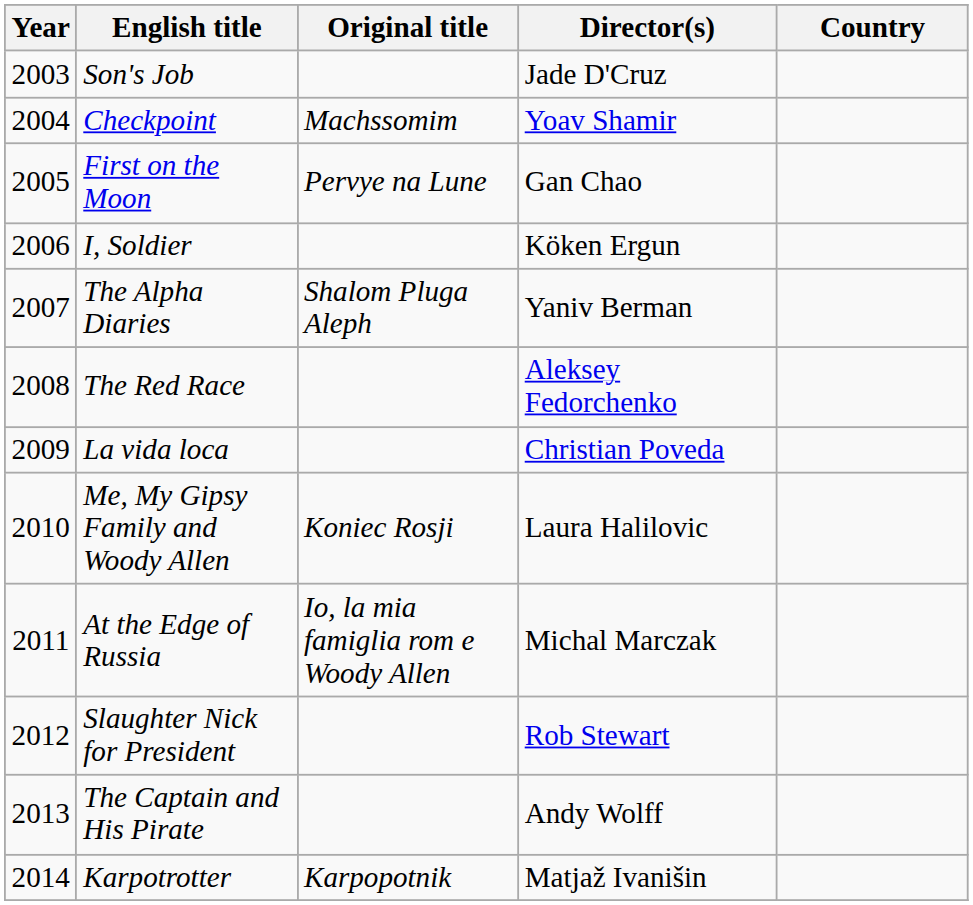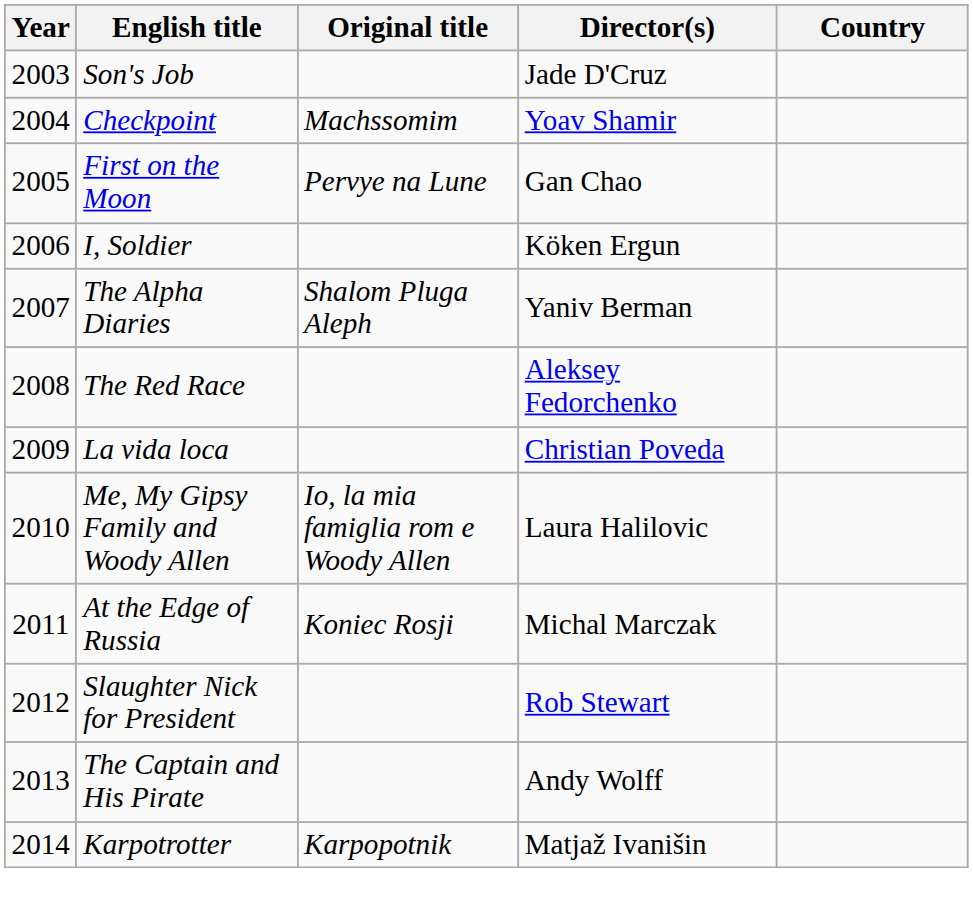(379, 528) Koniec Rosji -> (389, 528) Io, la mia famiglia rom e Woody Allen
(389, 639) Io, la mia famiglia rom e Woody Allen -> (379, 623) Koniec Rosji
